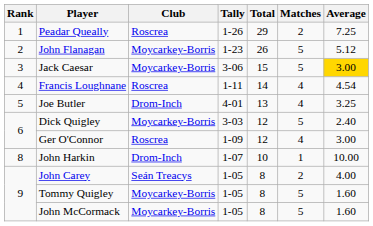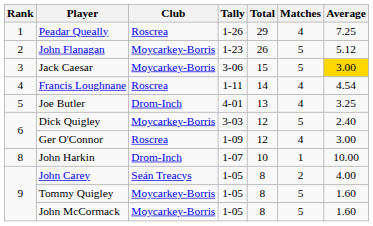(301, 31) 2 -> (301, 31) 4
